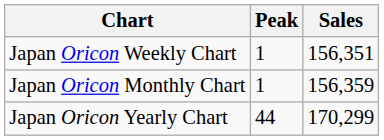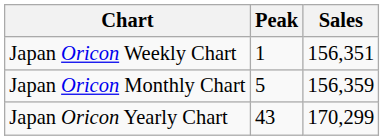(260, 85) 1 -> (260, 85) 5
(265, 118) 44 -> (265, 118) 43
